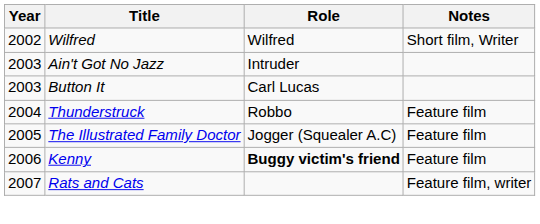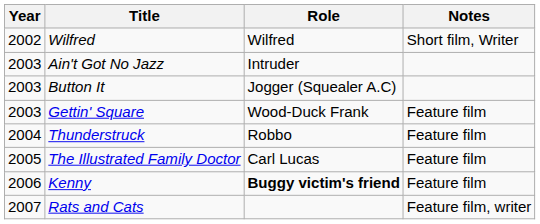(283, 87) Carl Lucas -> (322, 87) Jogger (Squealer A.C)
+ row: (96, 111)
(322, 135) Jogger (Squealer A.C) -> (283, 159) Carl Lucas
